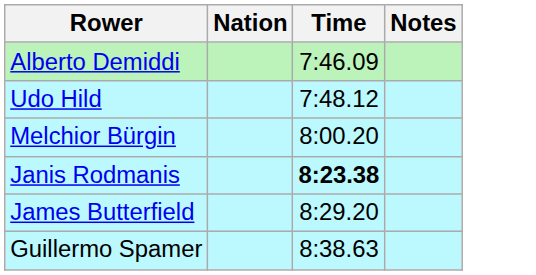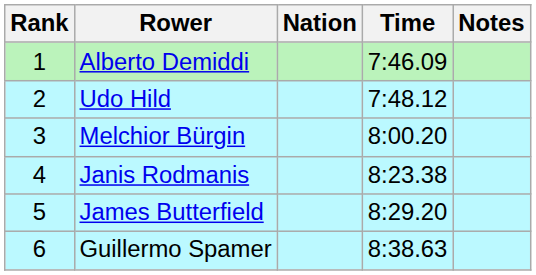+ column: (39, 23)
(339, 174) bold -> (408, 174) normal
